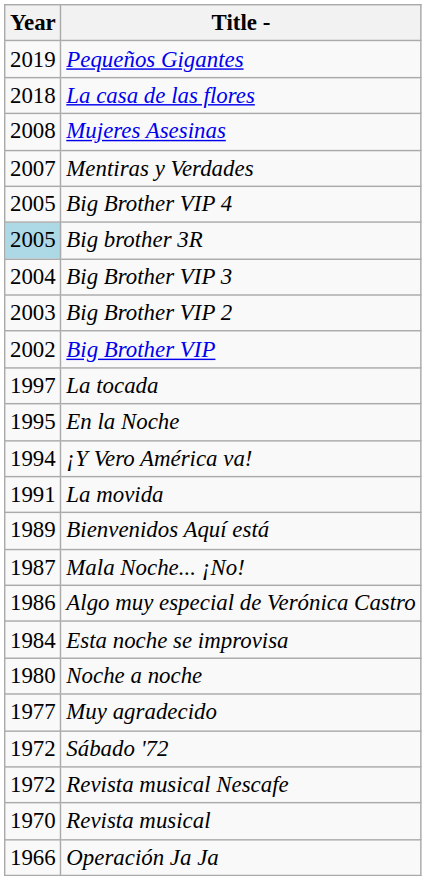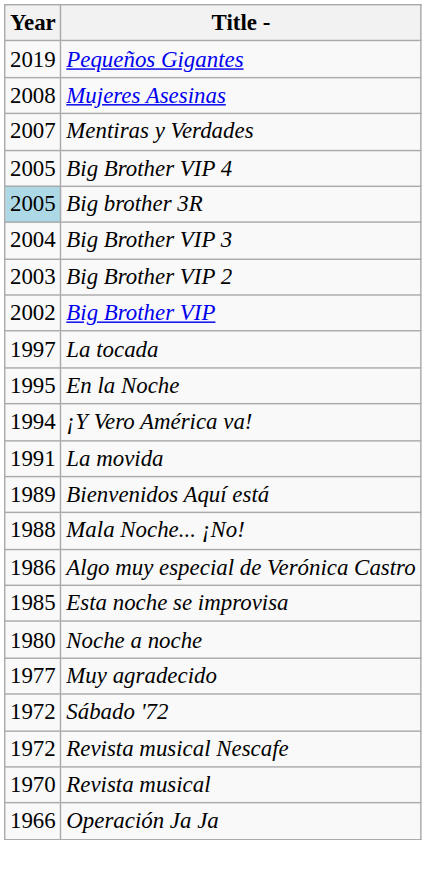- row: (161, 95)
(33, 566) 1987 -> (33, 530) 1988
(33, 639) 1984 -> (33, 603) 1985
